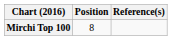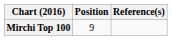(92, 27) 8 -> (92, 27) 9
